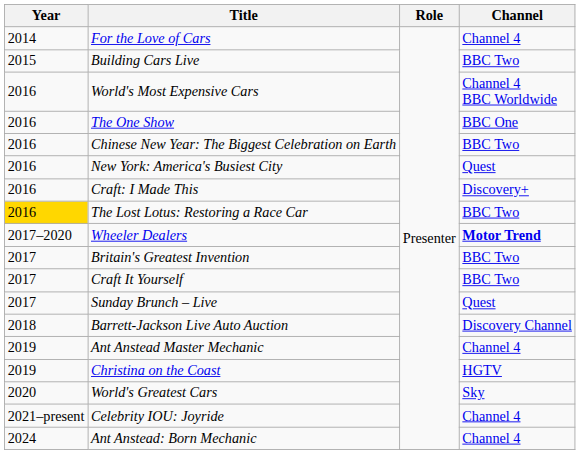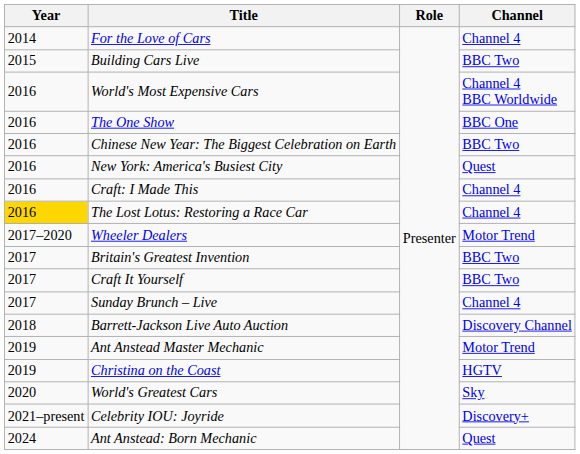(496, 189) Discovery+ -> (491, 189) Channel 4
(491, 212) BBC Two -> (491, 212) Channel 4
(502, 235) bold -> (499, 235) normal
(479, 302) Quest -> (491, 302) Channel 4
(491, 347) Channel 4 -> (499, 347) Motor Trend
(491, 415) Channel 4 -> (496, 415) Discovery+
(491, 438) Channel 4 -> (479, 438) Quest
